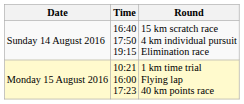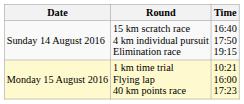columns swapped: (125, 12) <-> (189, 12)
